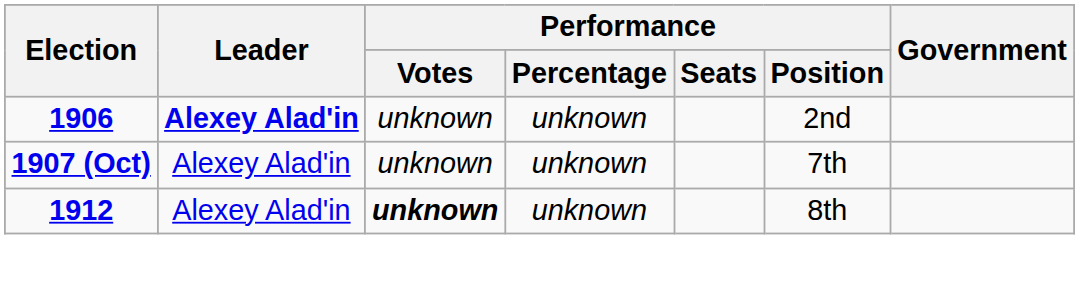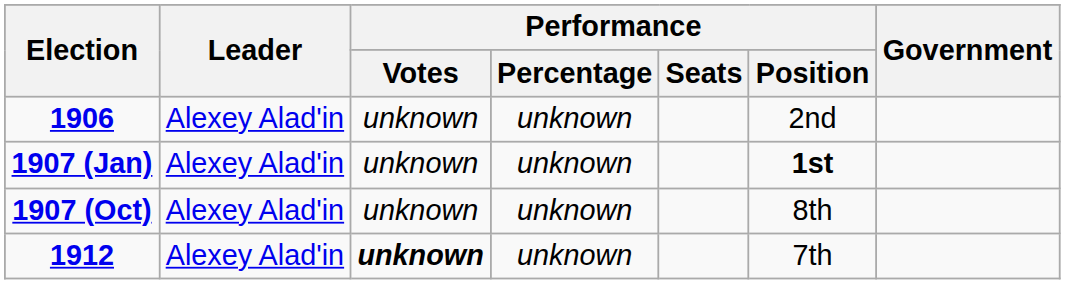(261, 118) bold -> (255, 118) normal
+ row: (82, 164)
(827, 164) 7th -> (813, 210) 8th
(827, 210) 8th -> (813, 255) 7th
